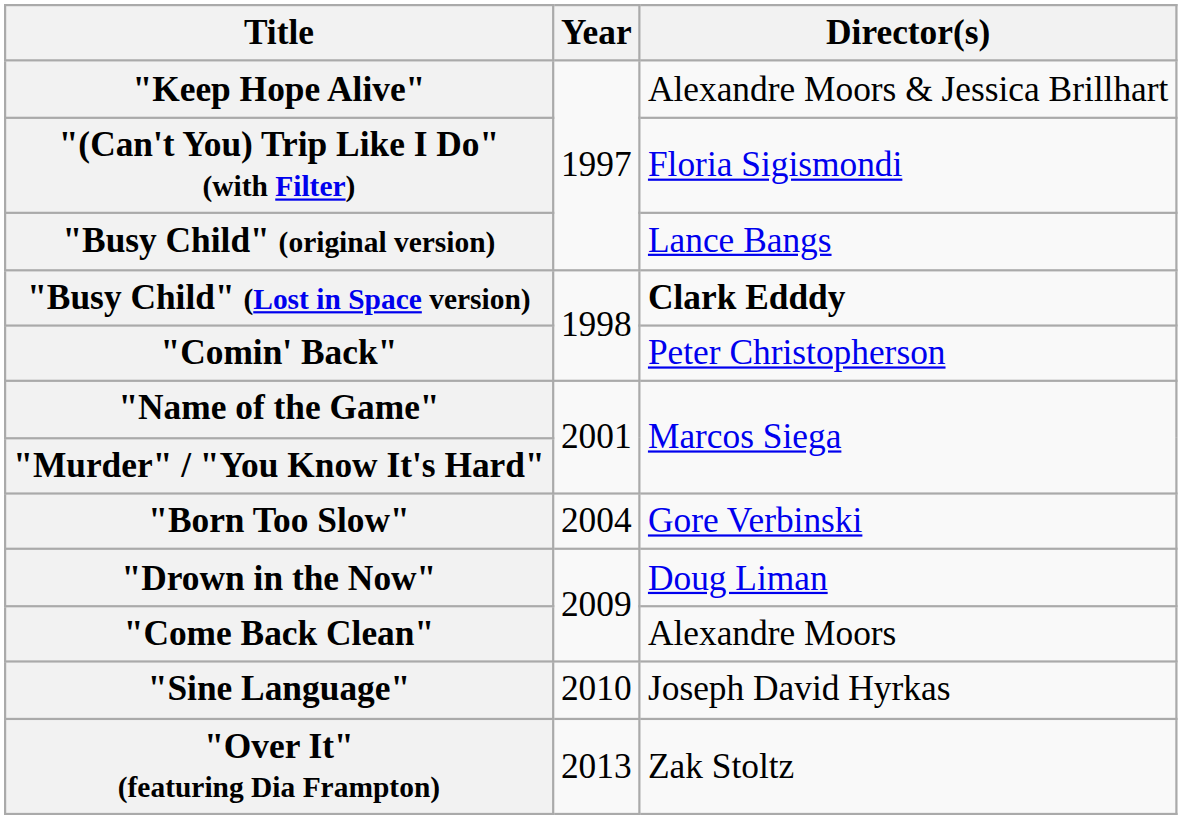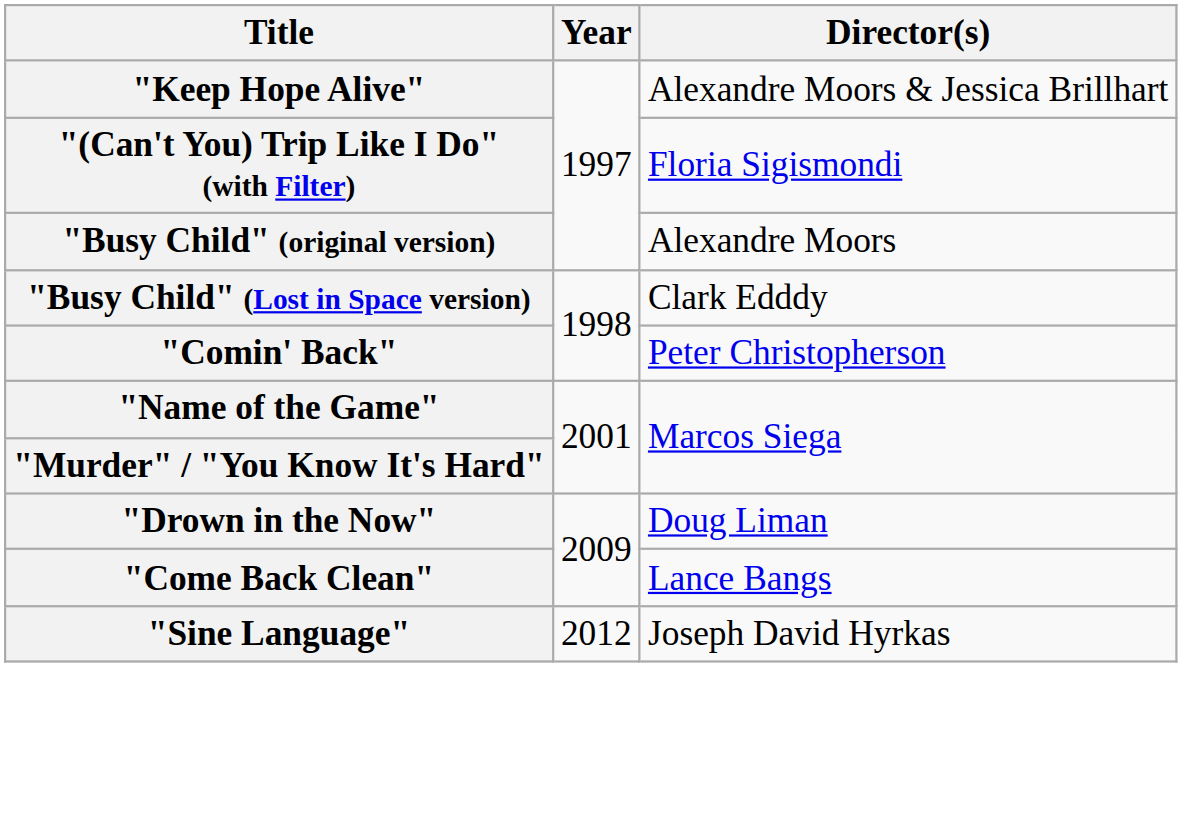(740, 240) Lance Bangs -> (772, 240) Alexandre Moors
(747, 296) bold -> (738, 296) normal
- row: (279, 520)
(772, 633) Alexandre Moors -> (740, 577) Lance Bangs
(596, 689) 2010 -> (596, 633) 2012
- row: (279, 765)
